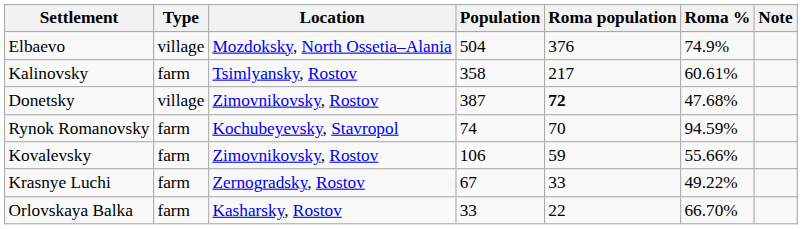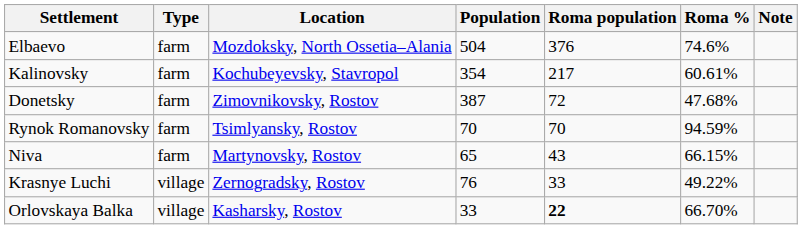(181, 45) village -> (174, 45) farm
(707, 45) 74.9% -> (707, 45) 74.6%
(285, 73) Tsimlyansky, Rostov -> (305, 73) Kochubeyevsky, Stavropol
(473, 73) 358 -> (473, 73) 354
(181, 100) village -> (174, 100) farm
(557, 100) bold -> (557, 100) normal
(305, 127) Kochubeyevsky, Stavropol -> (285, 127) Tsimlyansky, Rostov
(468, 127) 74 -> (468, 127) 70
- row: (50, 155)
+ row: (25, 155)
(174, 182) farm -> (181, 182) village
(468, 182) 67 -> (468, 182) 76
(174, 210) farm -> (181, 210) village
(557, 210) normal -> (557, 210) bold
